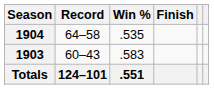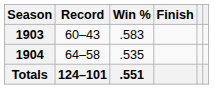rows swapped: (30, 55) <-> (30, 35)
